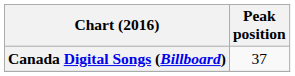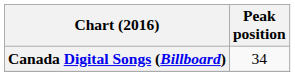(259, 58) 37 -> (259, 58) 34
